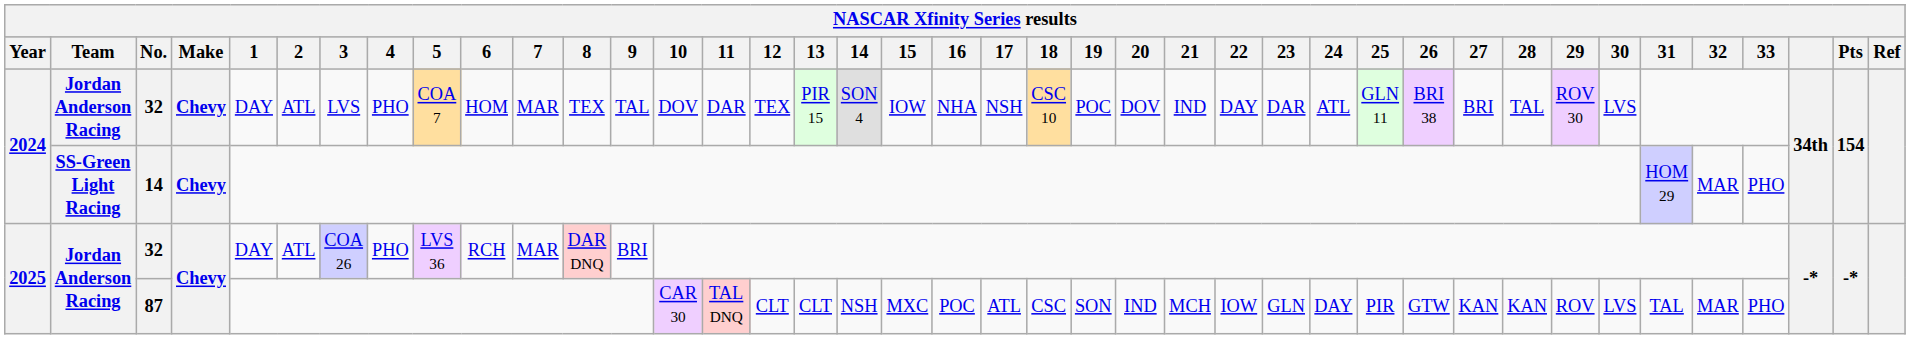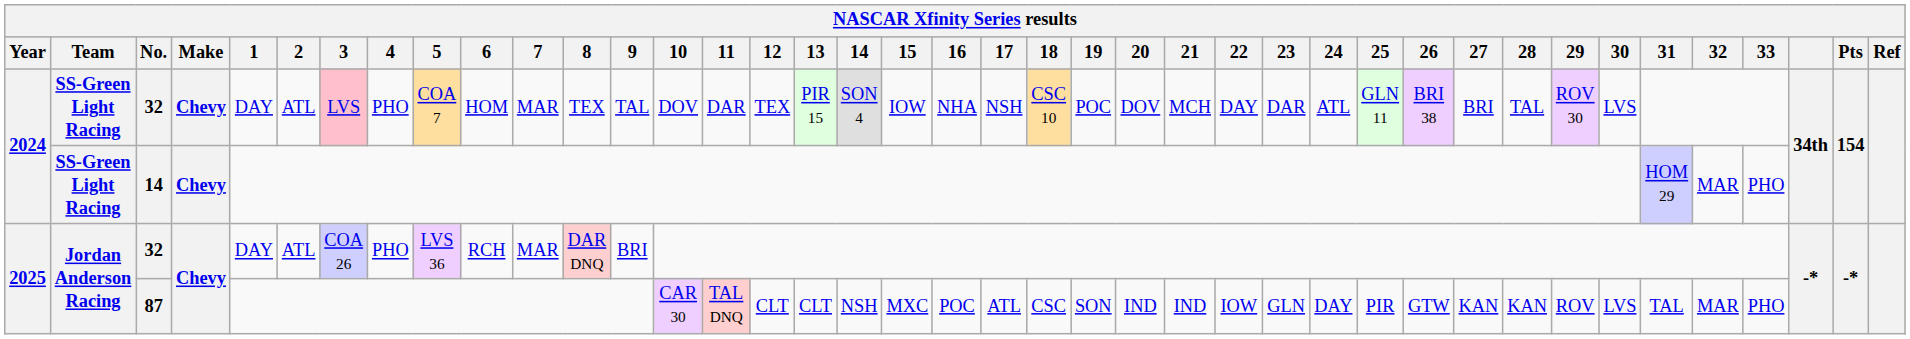(93, 106) Jordan Anderson Racing -> (93, 106) SS-Green Light Racing
(344, 106) no background -> (344, 106) pink background
(1190, 106) IND -> (1190, 106) MCH
(1190, 305) MCH -> (1190, 305) IND
